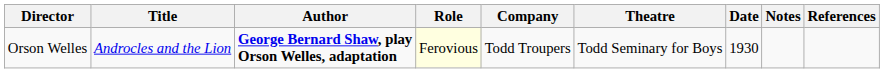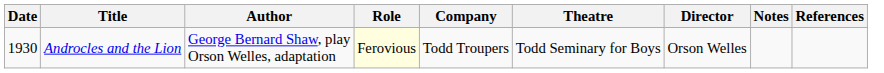columns swapped: (744, 16) <-> (48, 16)
(325, 47) bold -> (269, 47) normal
